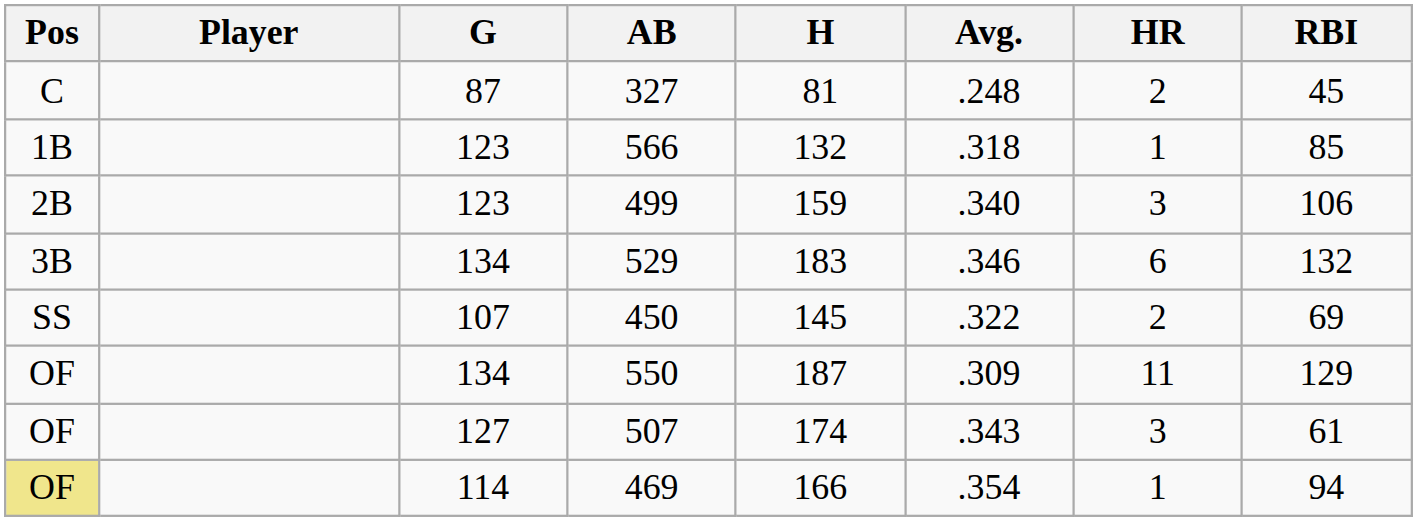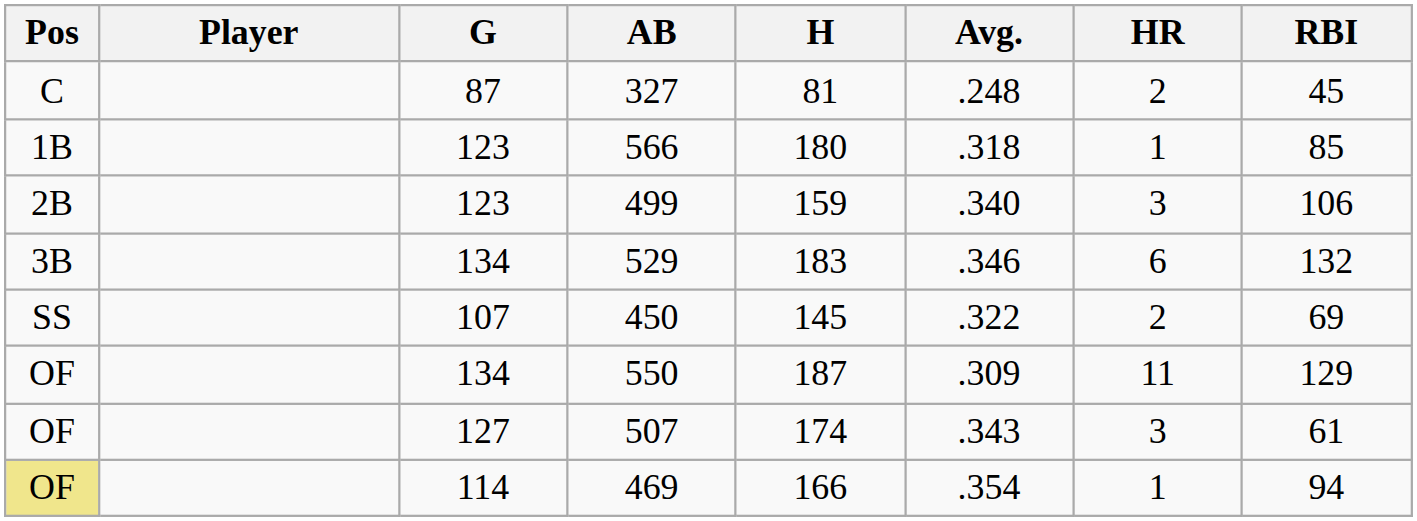(820, 146) 132 -> (820, 146) 180
